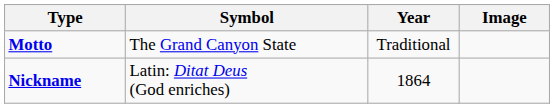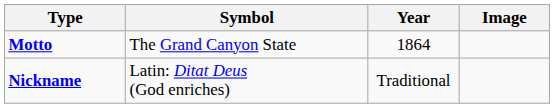(414, 44) Traditional -> (414, 44) 1864
(414, 80) 1864 -> (414, 80) Traditional
